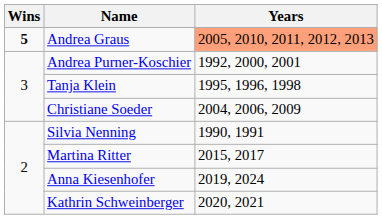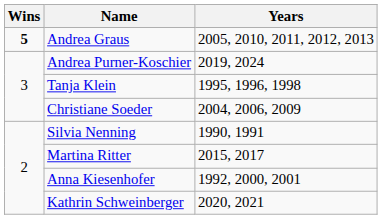(286, 39) lightsalmon background -> (286, 39) no background
(249, 62) 1992, 2000, 2001 -> (231, 62) 2019, 2024
(231, 179) 2019, 2024 -> (249, 179) 1992, 2000, 2001
